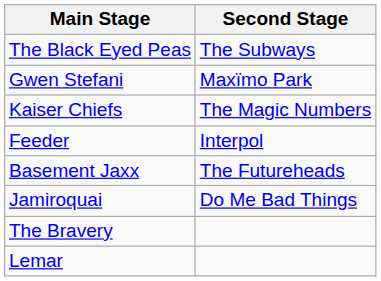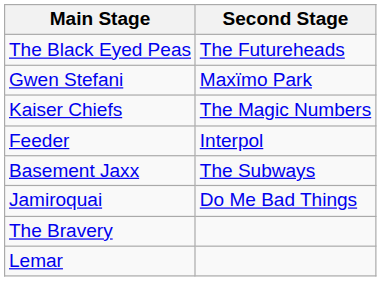(257, 49) The Subways -> (272, 49) The Futureheads
(272, 170) The Futureheads -> (257, 170) The Subways
